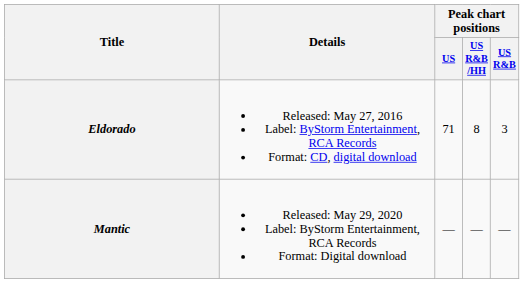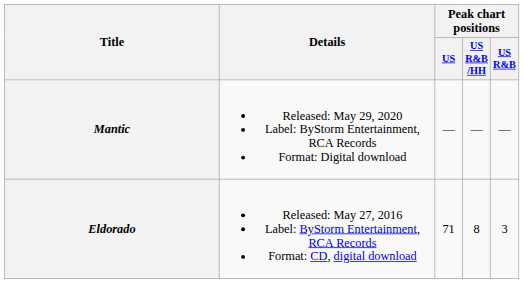rows swapped: (112, 129) <-> (112, 229)
